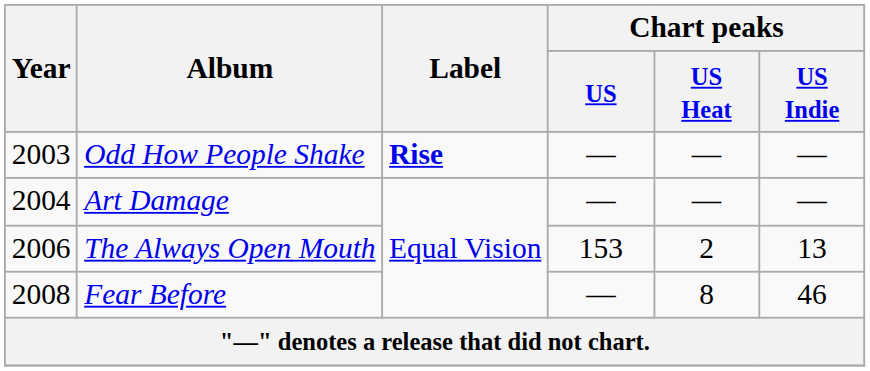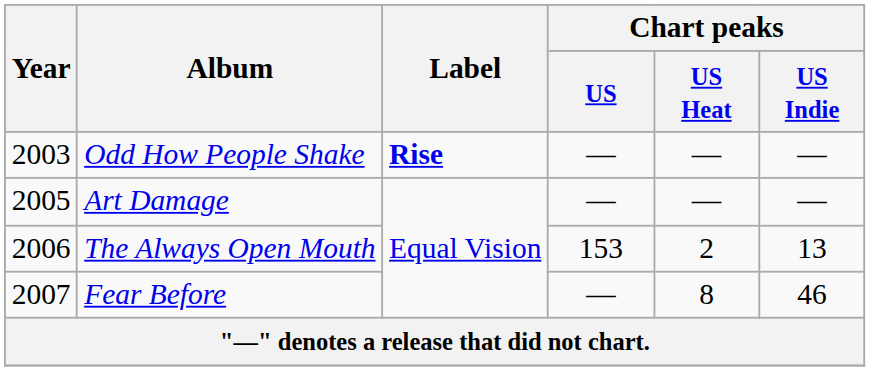(41, 201) 2004 -> (41, 201) 2005
(41, 294) 2008 -> (41, 294) 2007
